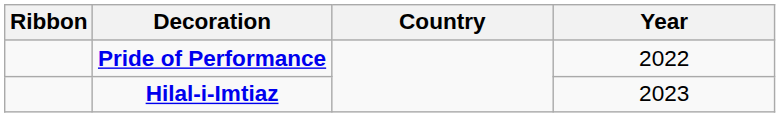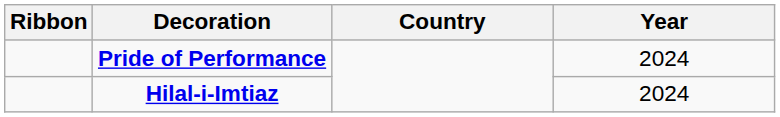(664, 58) 2022 -> (664, 58) 2024
(664, 93) 2023 -> (664, 93) 2024
